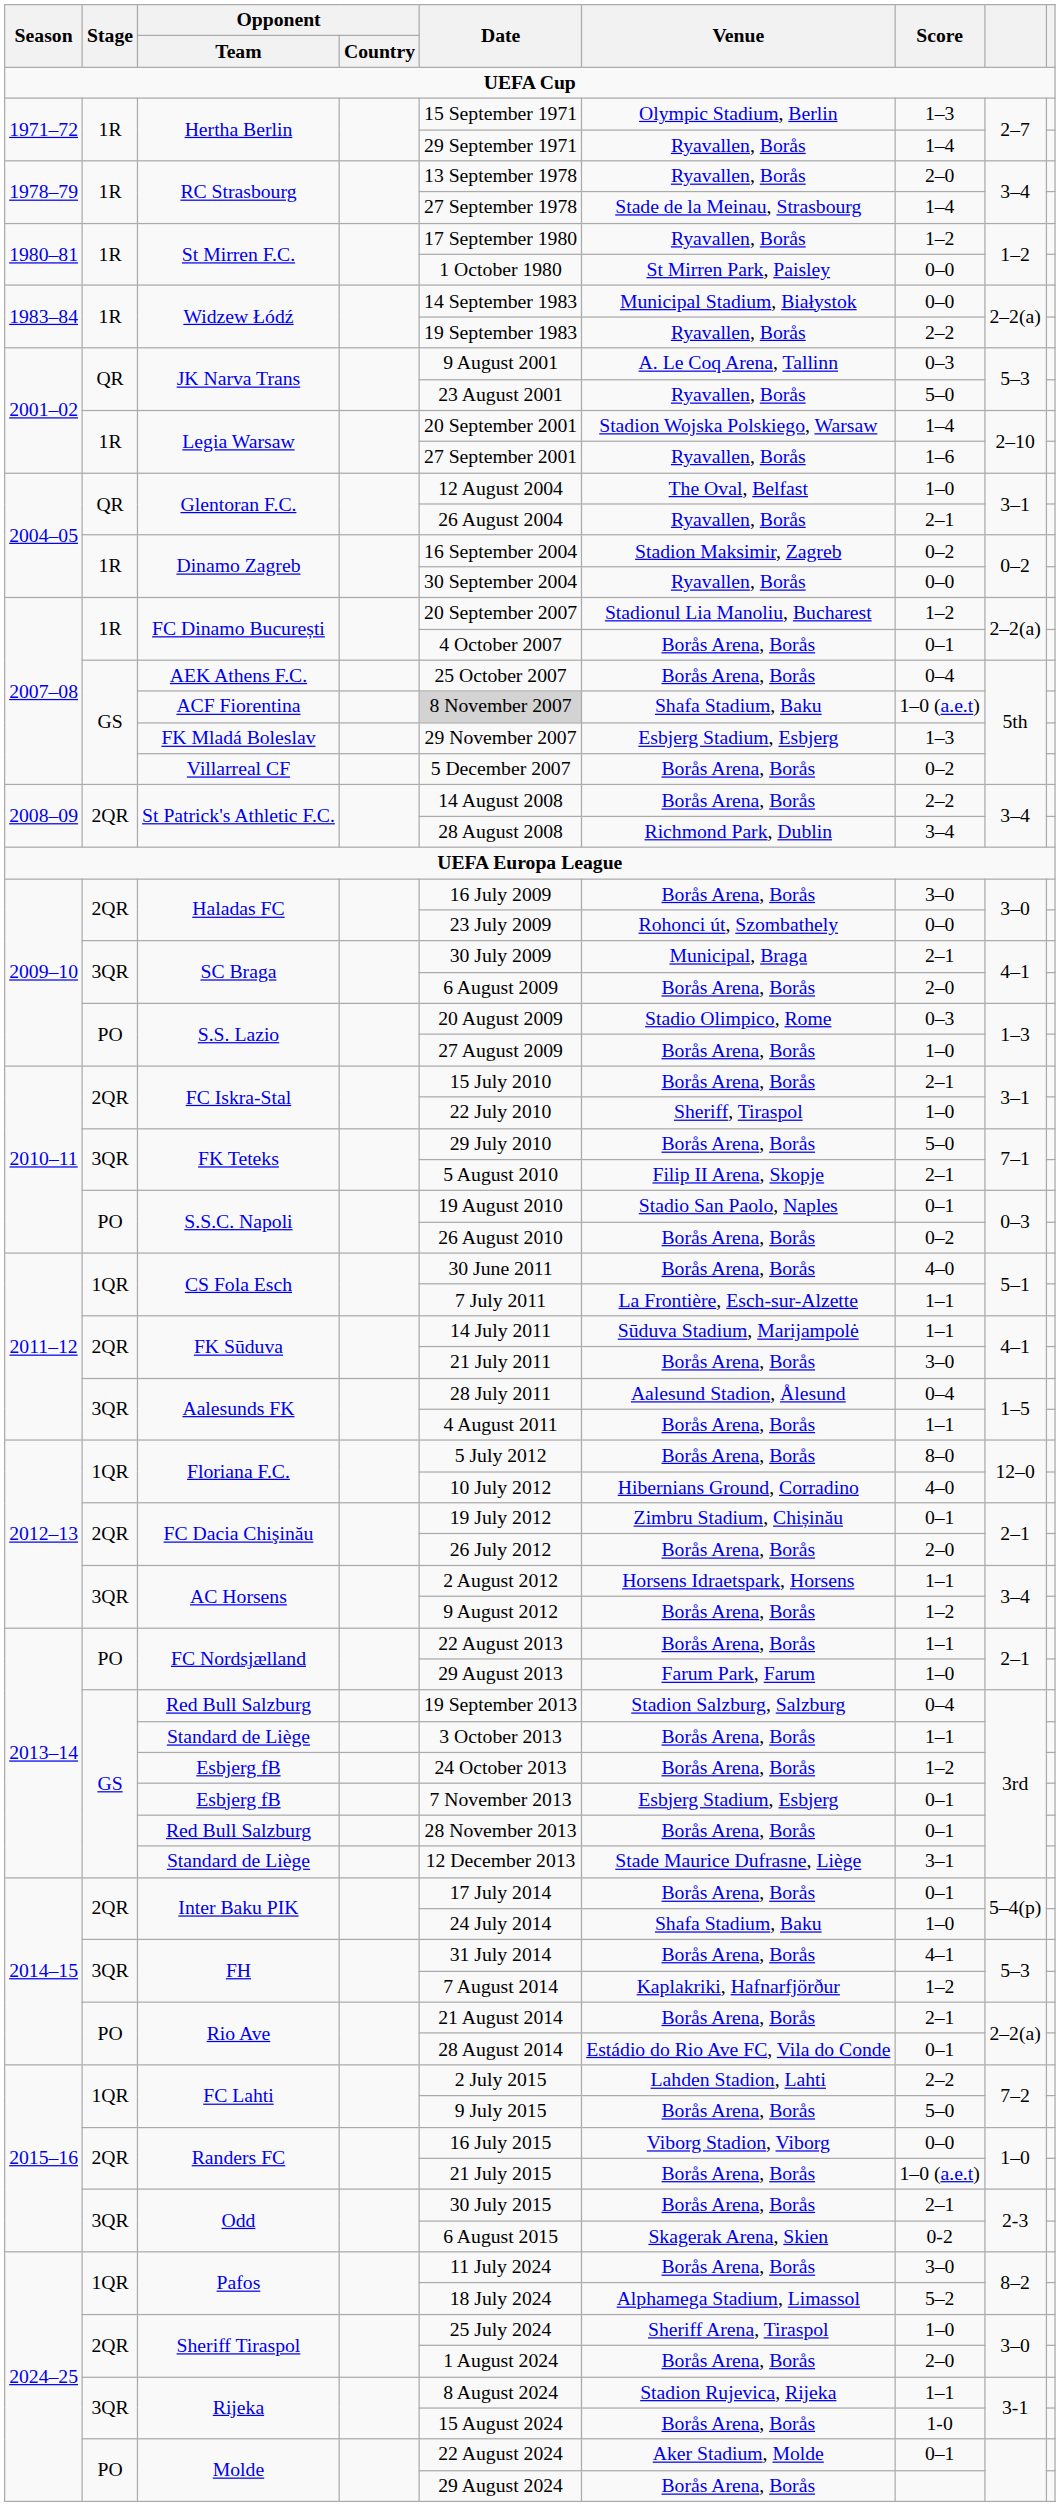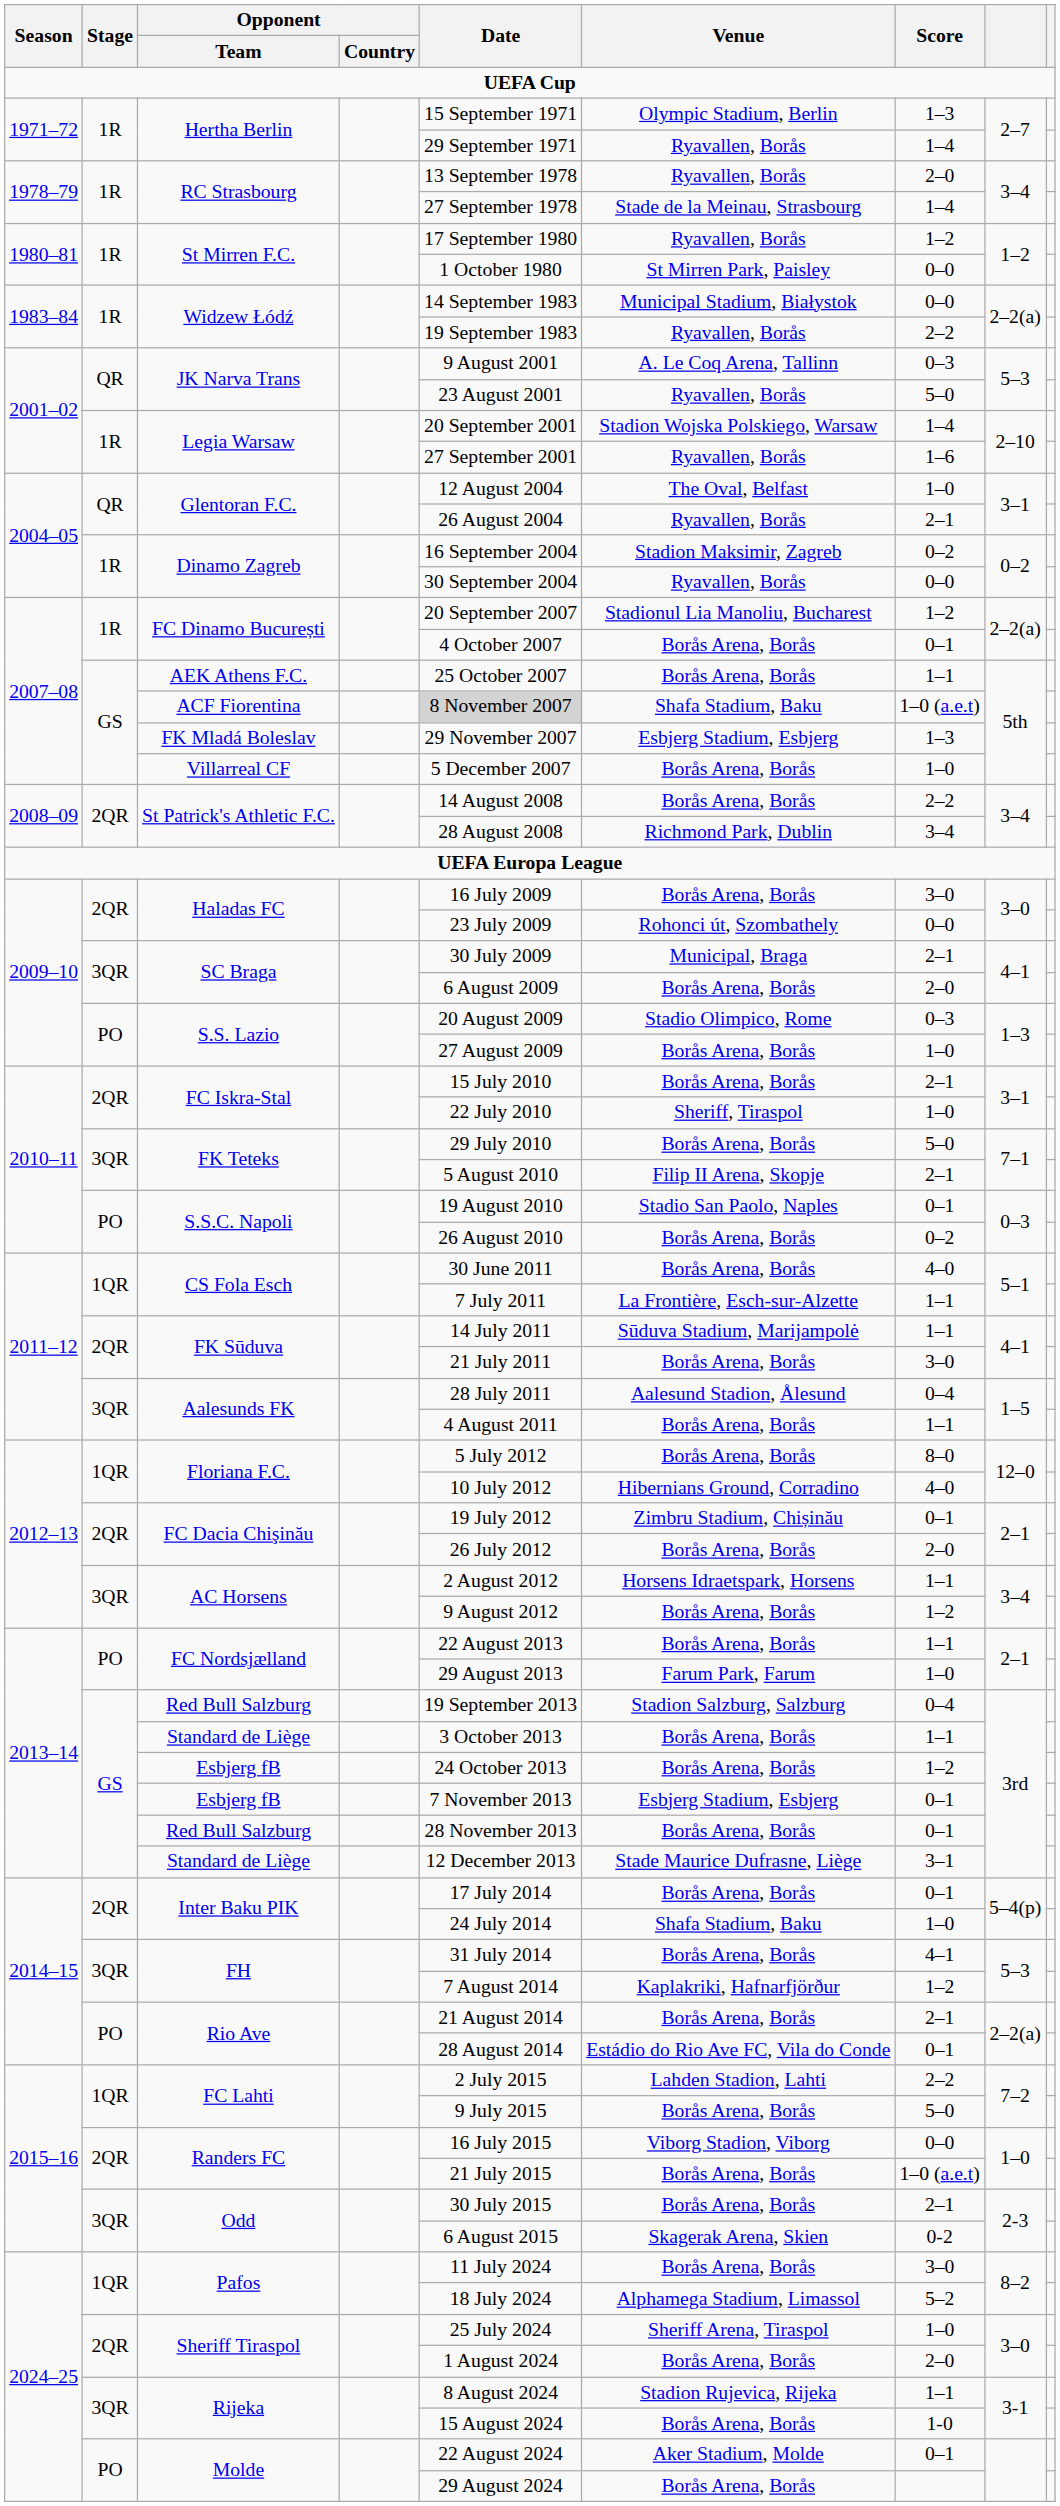(940, 675) 0–4 -> (940, 675) 1–1
(940, 769) 0–2 -> (940, 769) 1–0
